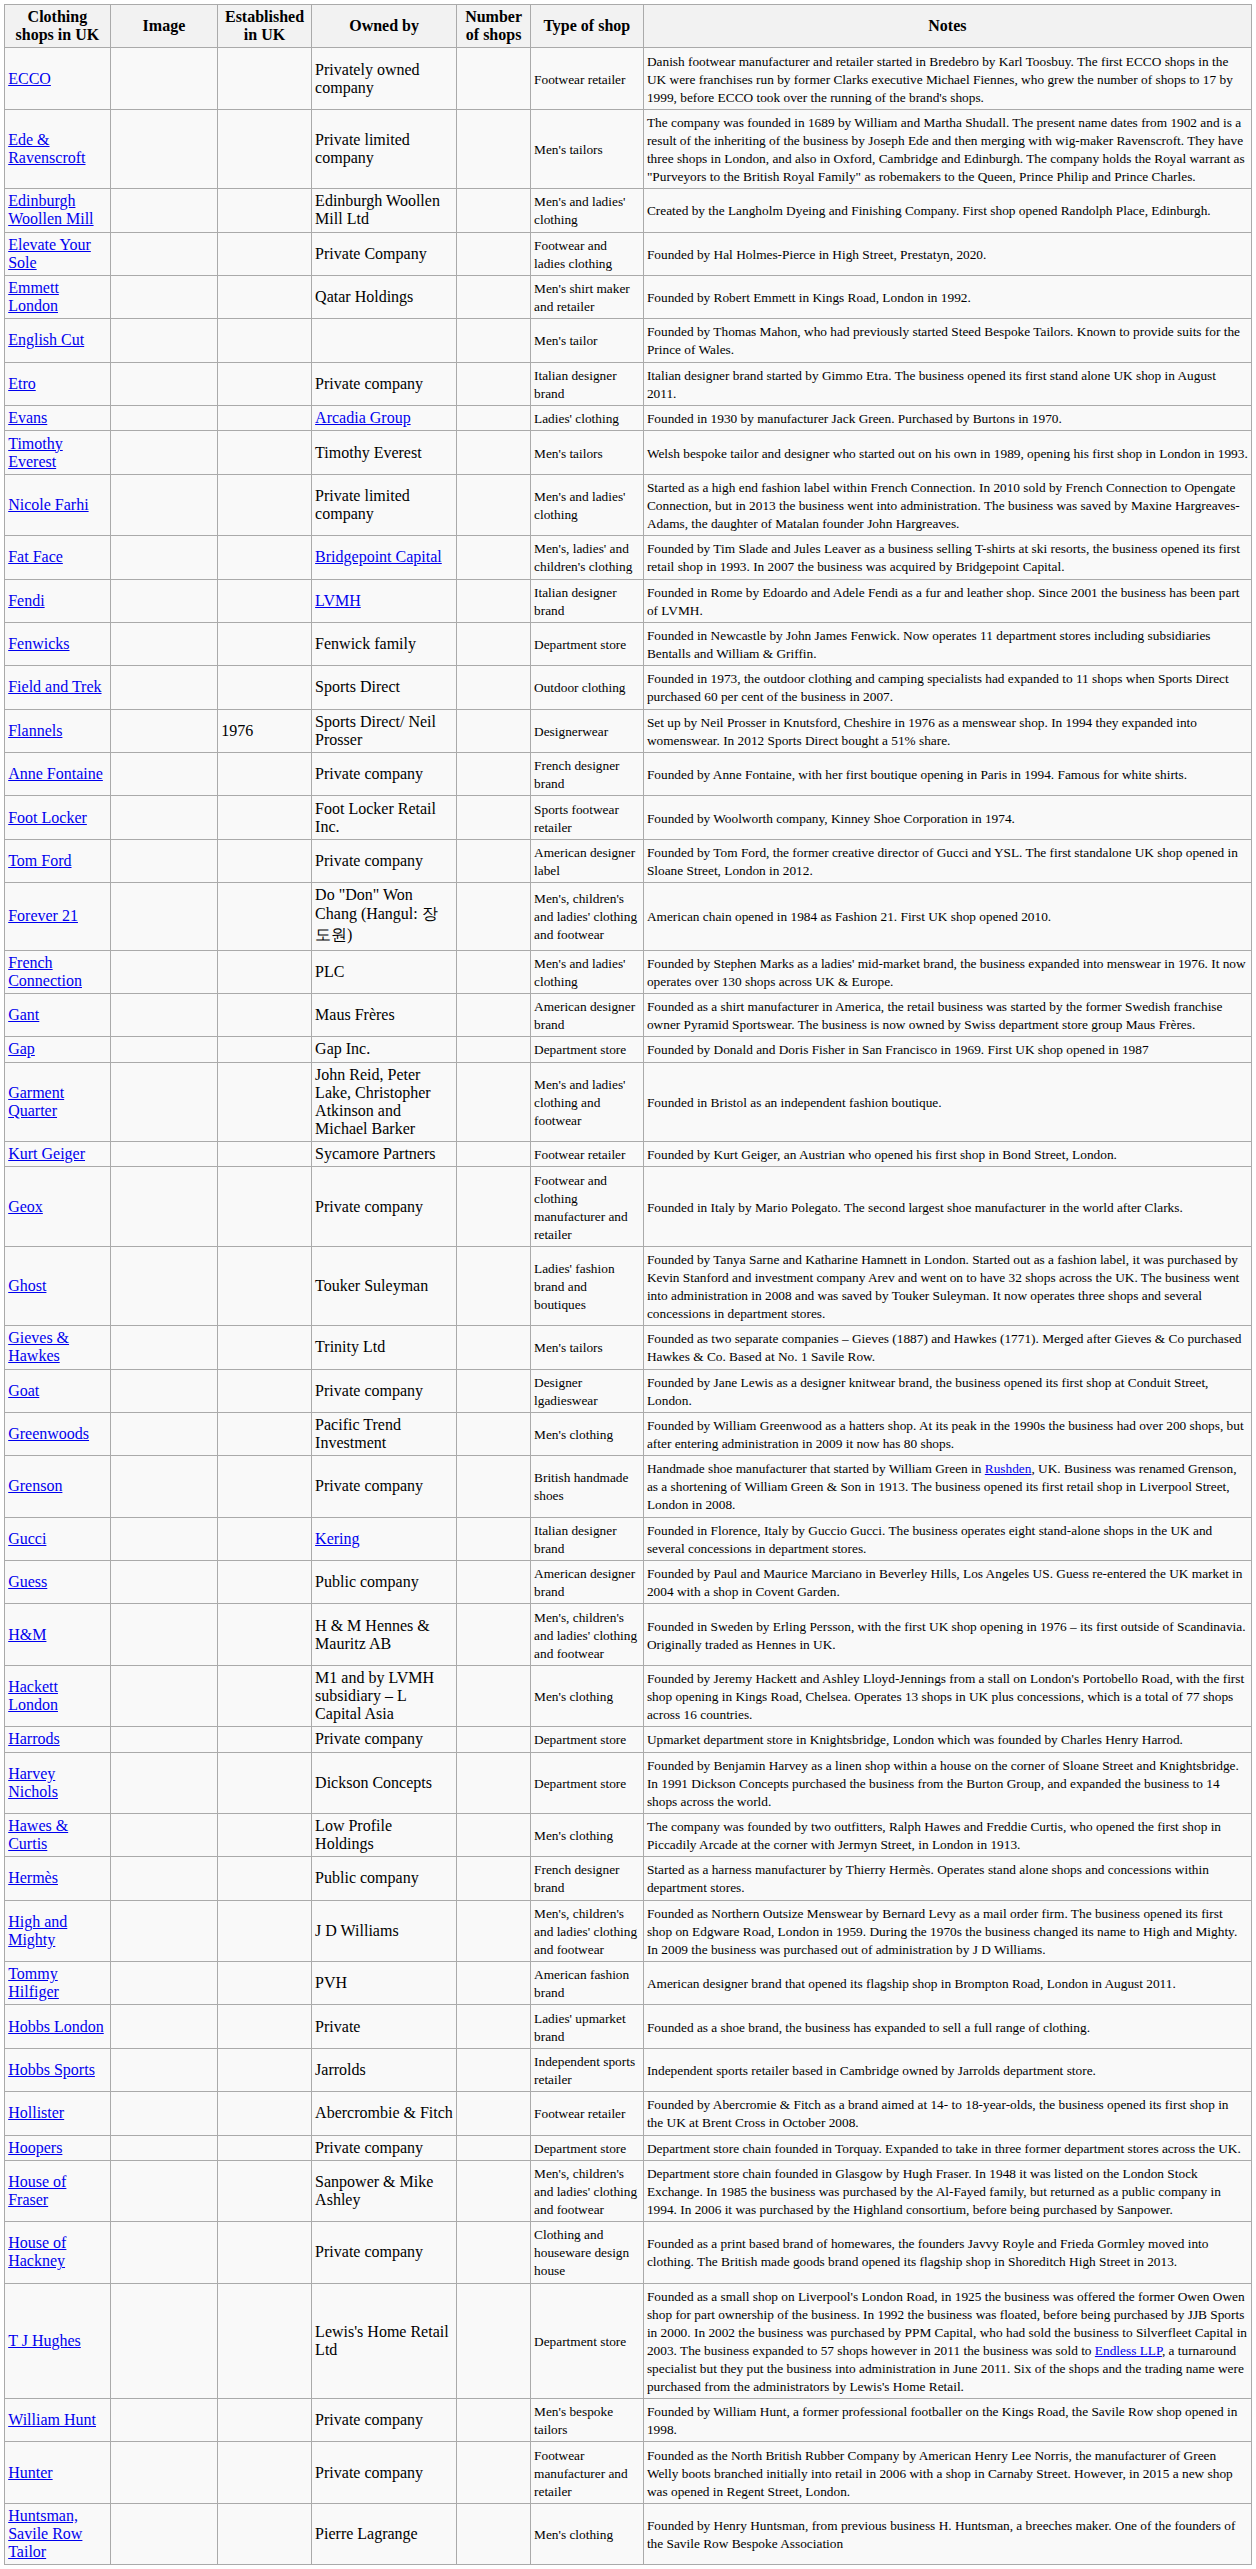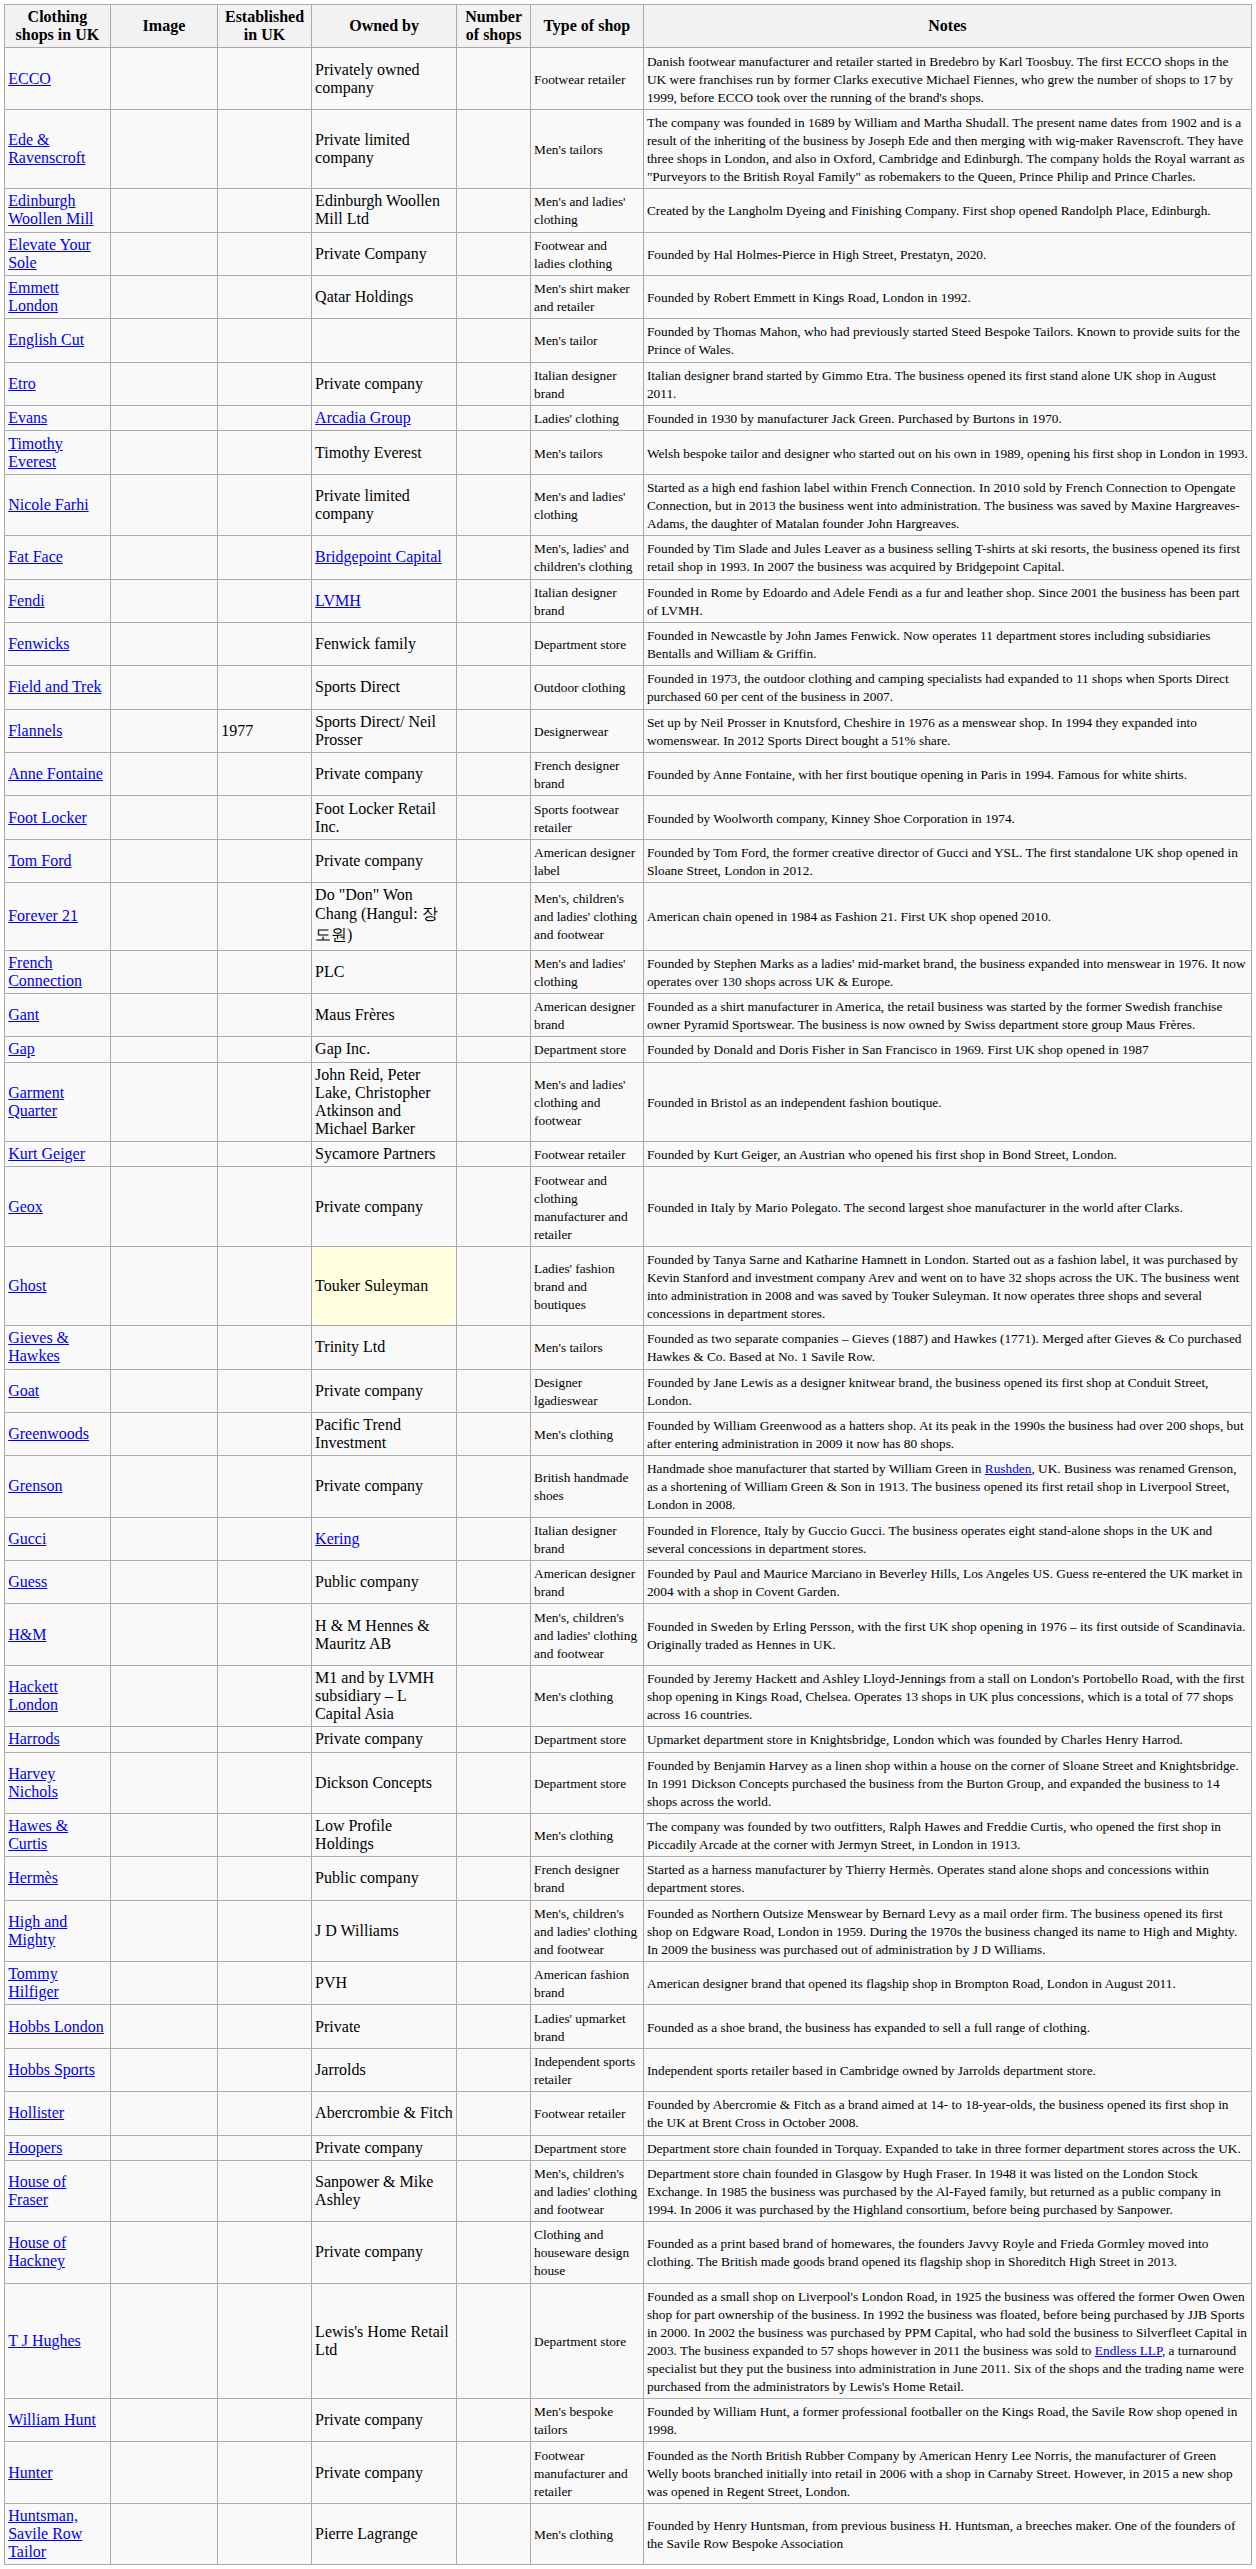(237, 730) 1976 -> (237, 730) 1977
(372, 1285) no background -> (372, 1285) lightyellow background
